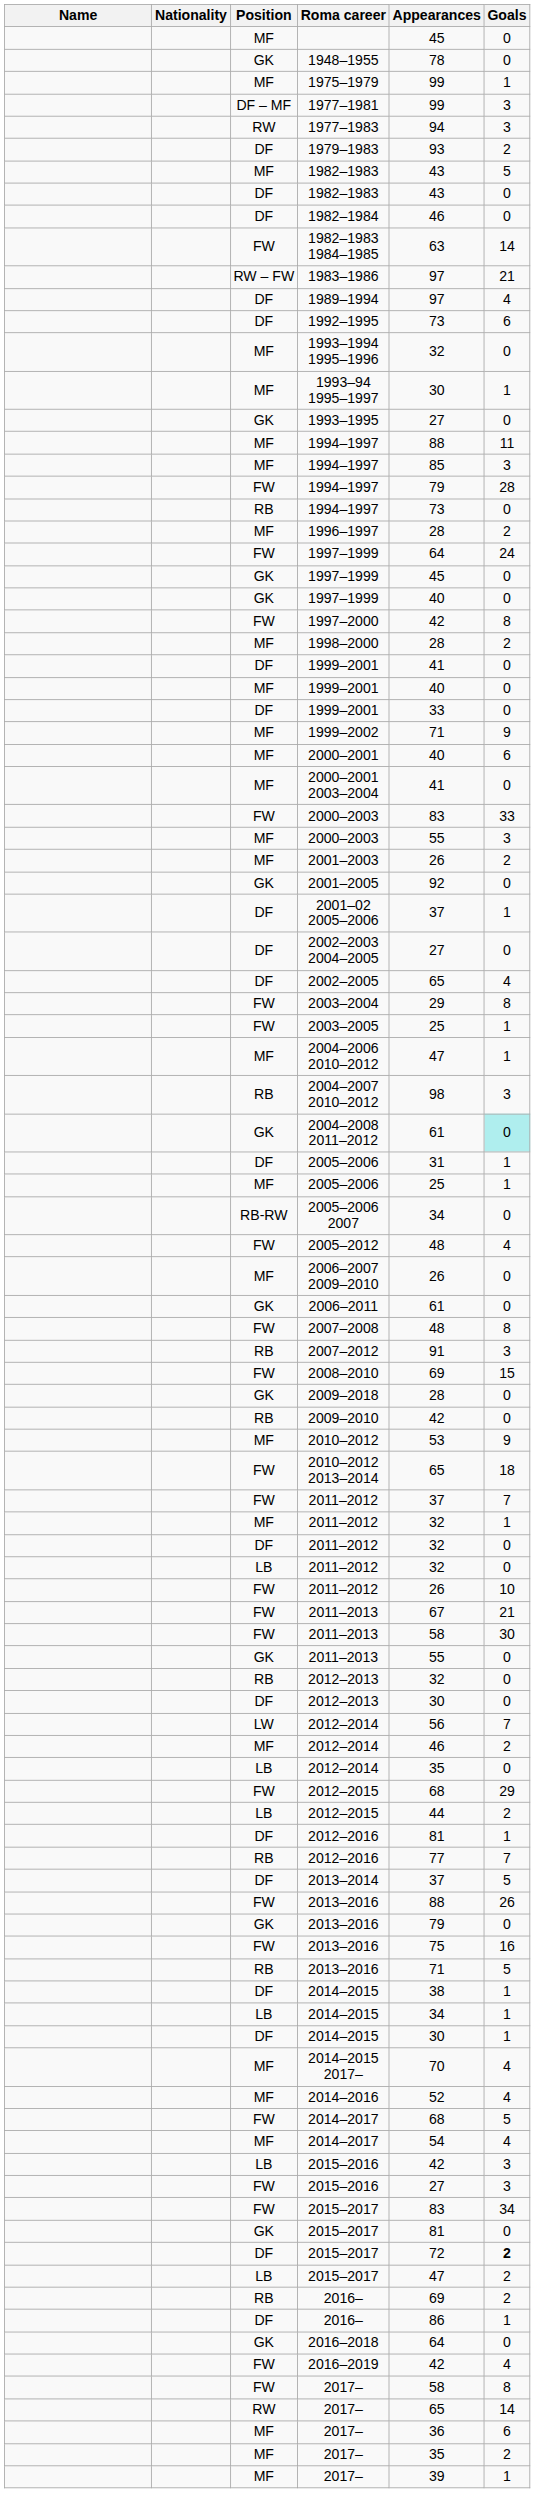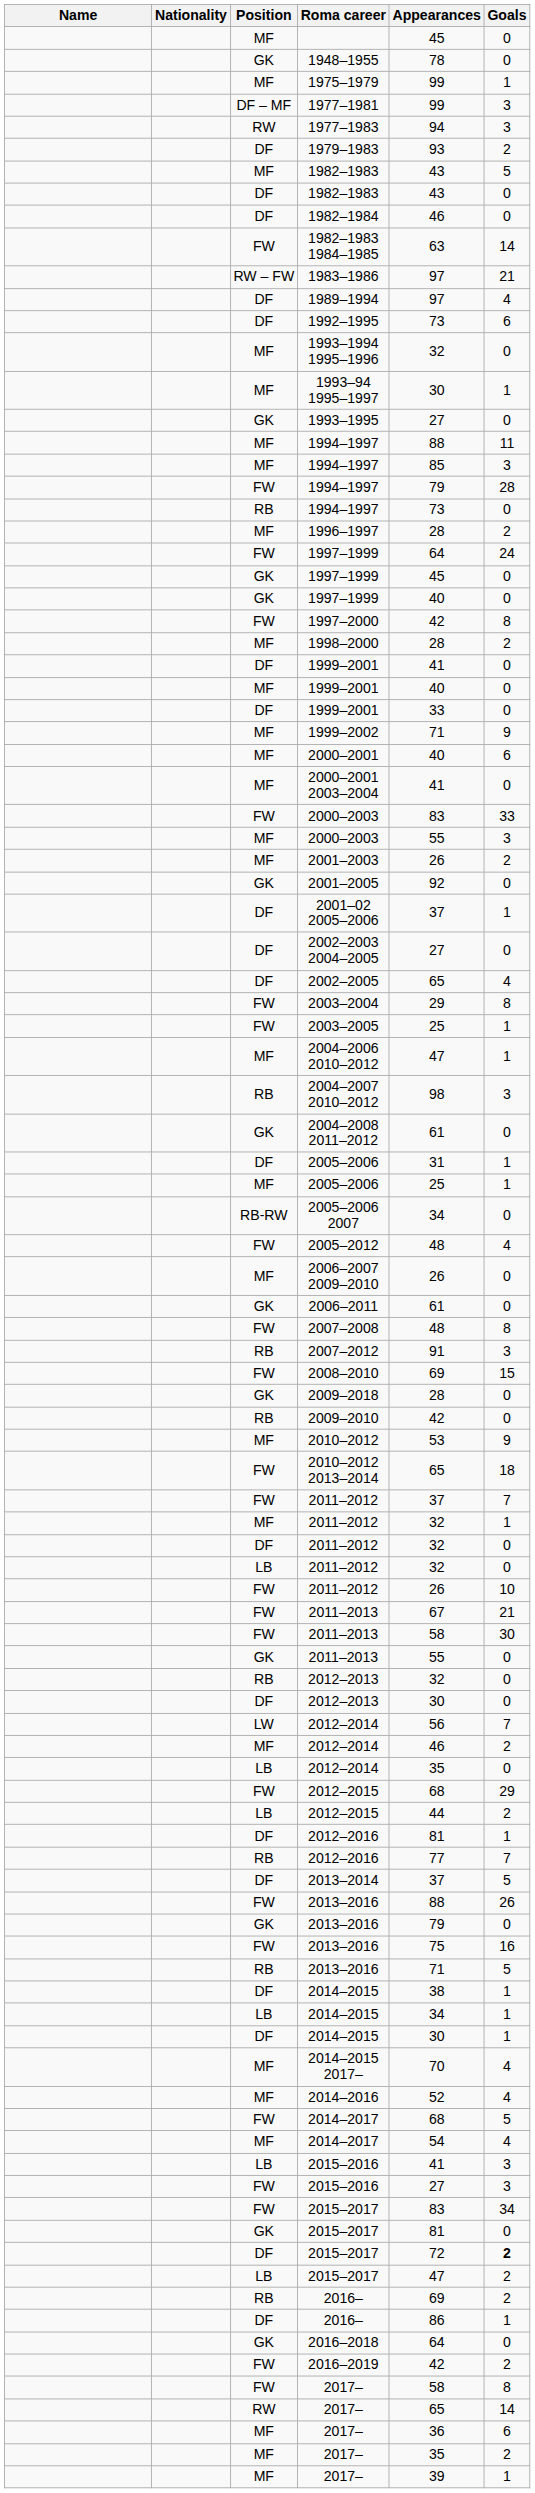(507, 1132) paleturquoise background -> (507, 1132) no background
(437, 2164) 42 -> (437, 2164) 41
(507, 2365) 4 -> (507, 2365) 2
